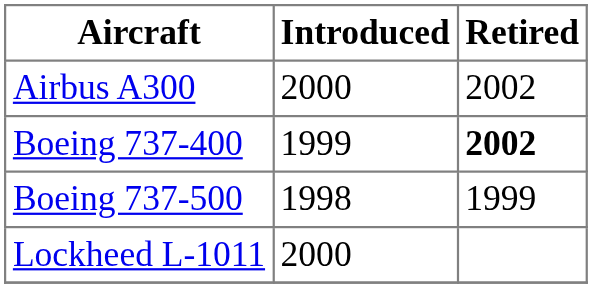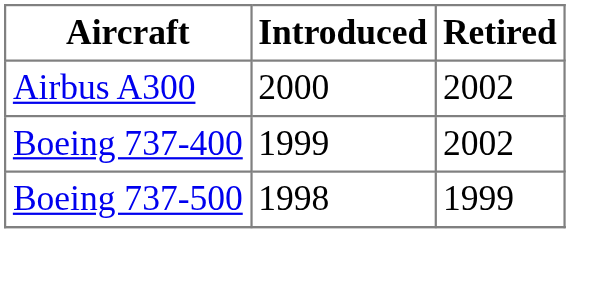(501, 143) bold -> (478, 143) normal
- row: (139, 254)
